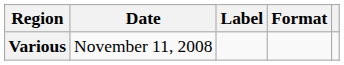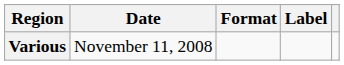columns swapped: (299, 18) <-> (242, 18)
